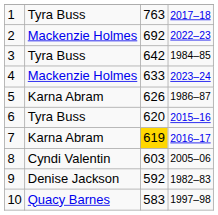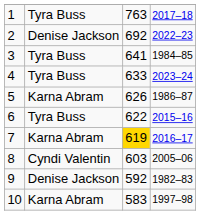(83, 35) Mackenzie Holmes -> (74, 35) Denise Jackson
(154, 55) 642 -> (136, 55) 641
(83, 76) Mackenzie Holmes -> (57, 76) Tyra Buss
(154, 117) 620 -> (136, 117) 622
(69, 199) Quacy Barnes -> (66, 199) Karna Abram
